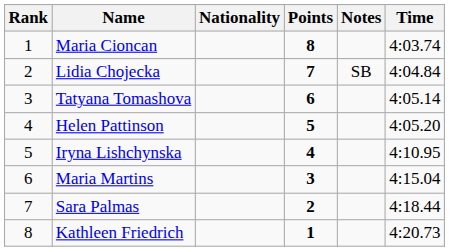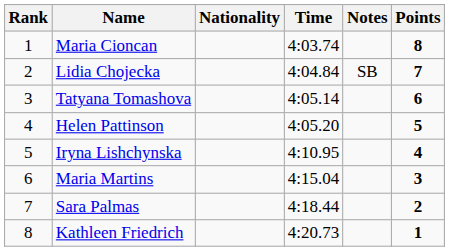columns swapped: (415, 17) <-> (310, 17)
